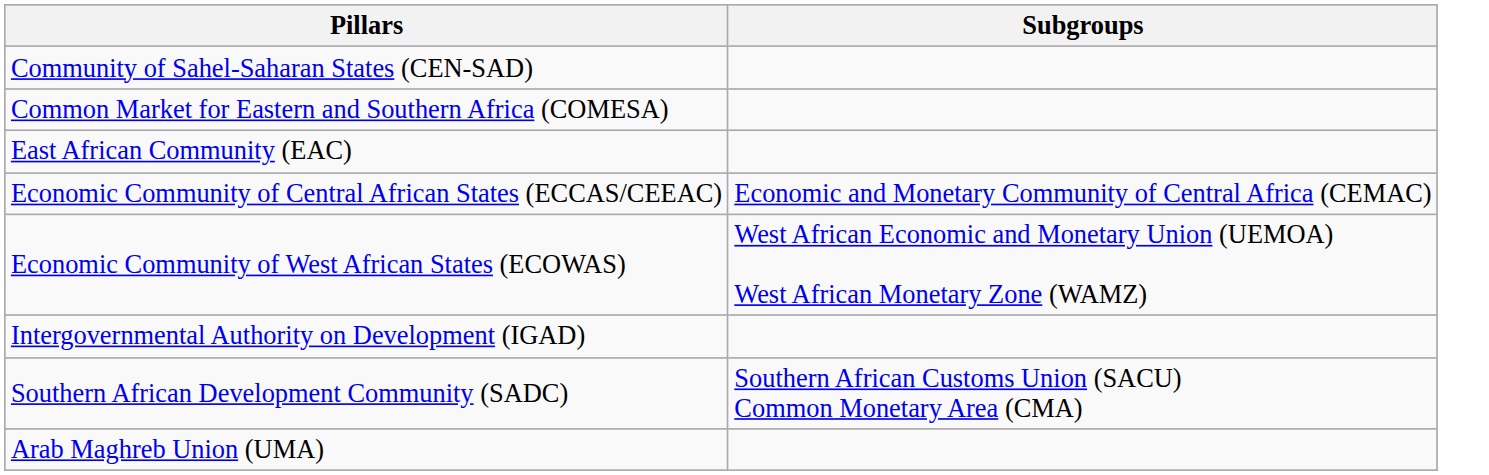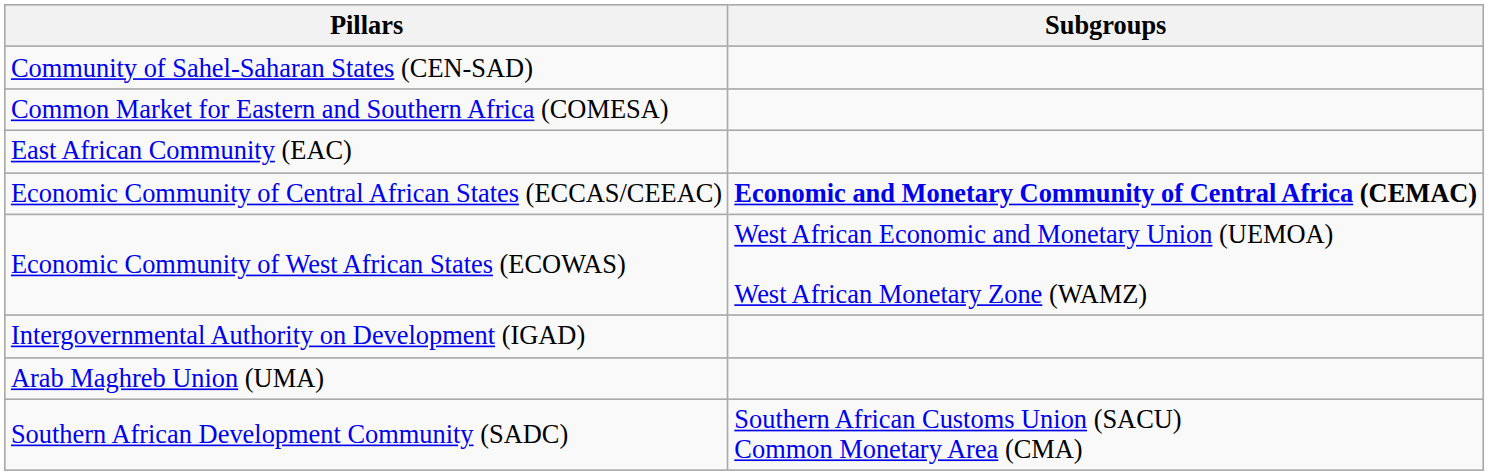(1083, 192) normal -> (1106, 192) bold
rows swapped: (290, 392) <-> (167, 449)
